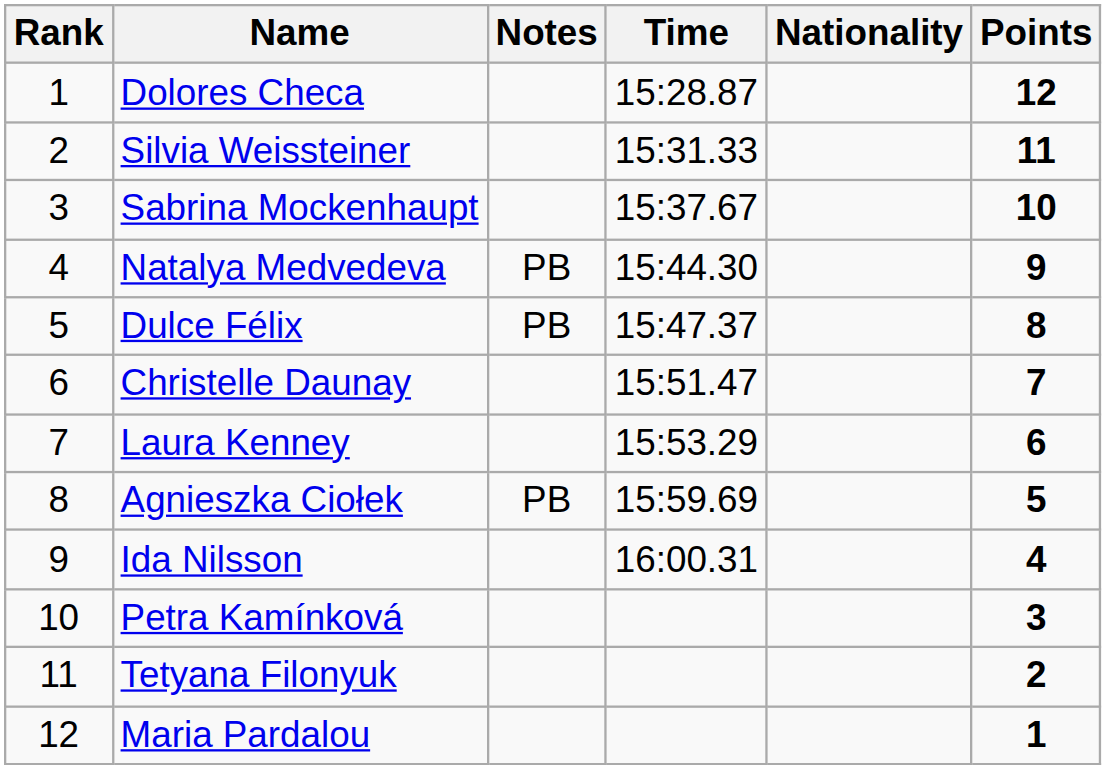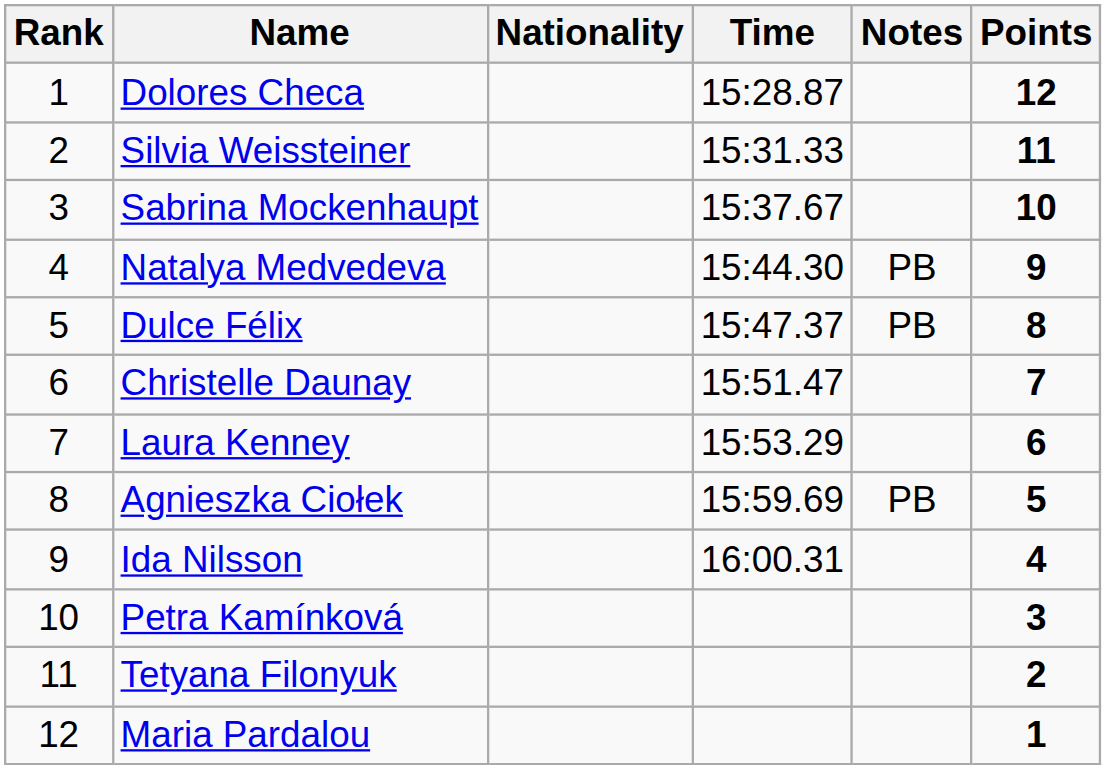columns swapped: (869, 33) <-> (547, 33)
